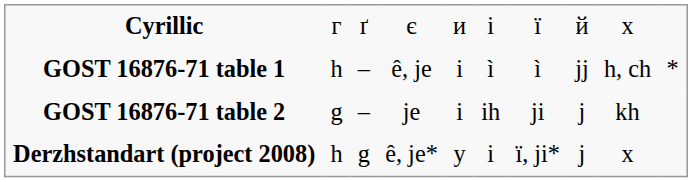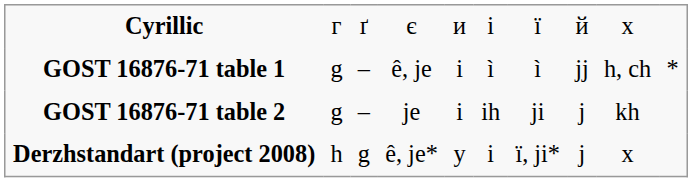(337, 69) h -> (337, 69) g
